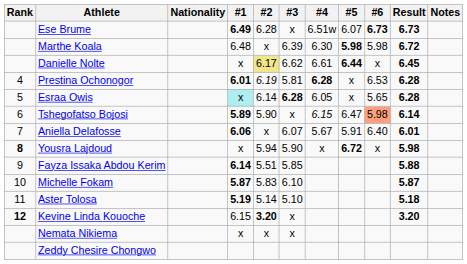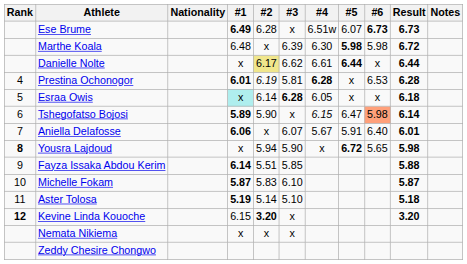(409, 64) 6.45 -> (409, 64) 6.44
(377, 98) 5.65 -> (377, 98) x
(409, 98) 6.28 -> (409, 98) 6.18
(377, 149) x -> (377, 149) 5.65
